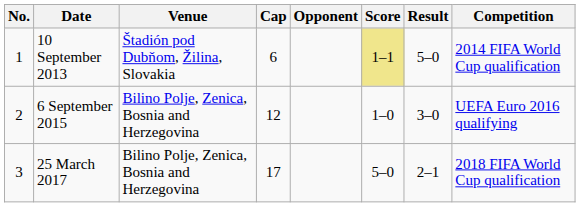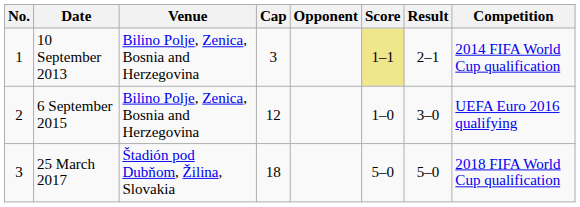(172, 57) Štadión pod Dubňom, Žilina, Slovakia -> (185, 57) Bilino Polje, Zenica, Bosnia and Herzegovina
(273, 57) 6 -> (273, 57) 3
(428, 57) 5–0 -> (428, 57) 2–1
(185, 172) Bilino Polje, Zenica, Bosnia and Herzegovina -> (172, 172) Štadión pod Dubňom, Žilina, Slovakia
(273, 172) 17 -> (273, 172) 18
(428, 172) 2–1 -> (428, 172) 5–0
